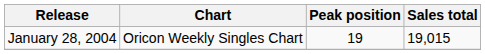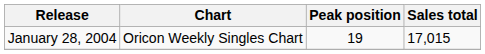(429, 37) 19,015 -> (429, 37) 17,015
